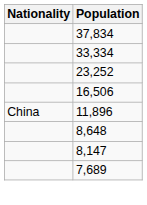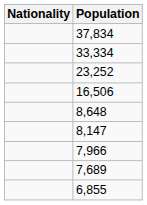- row: (94, 111)
+ row: (91, 151)
+ row: (91, 190)
